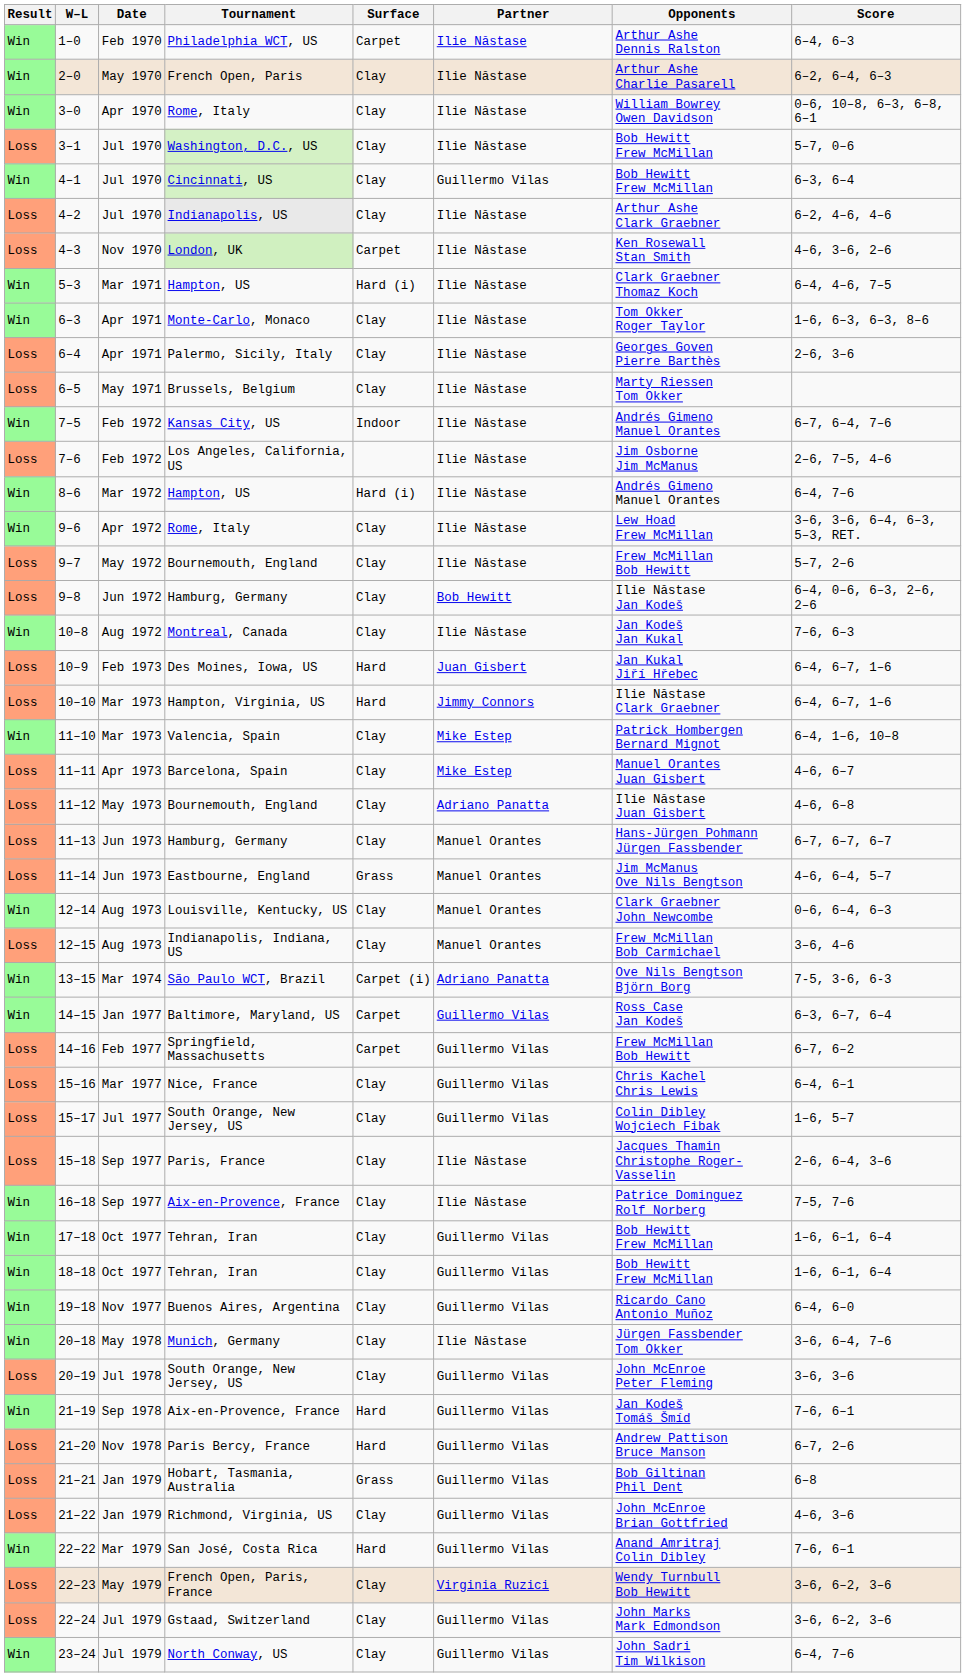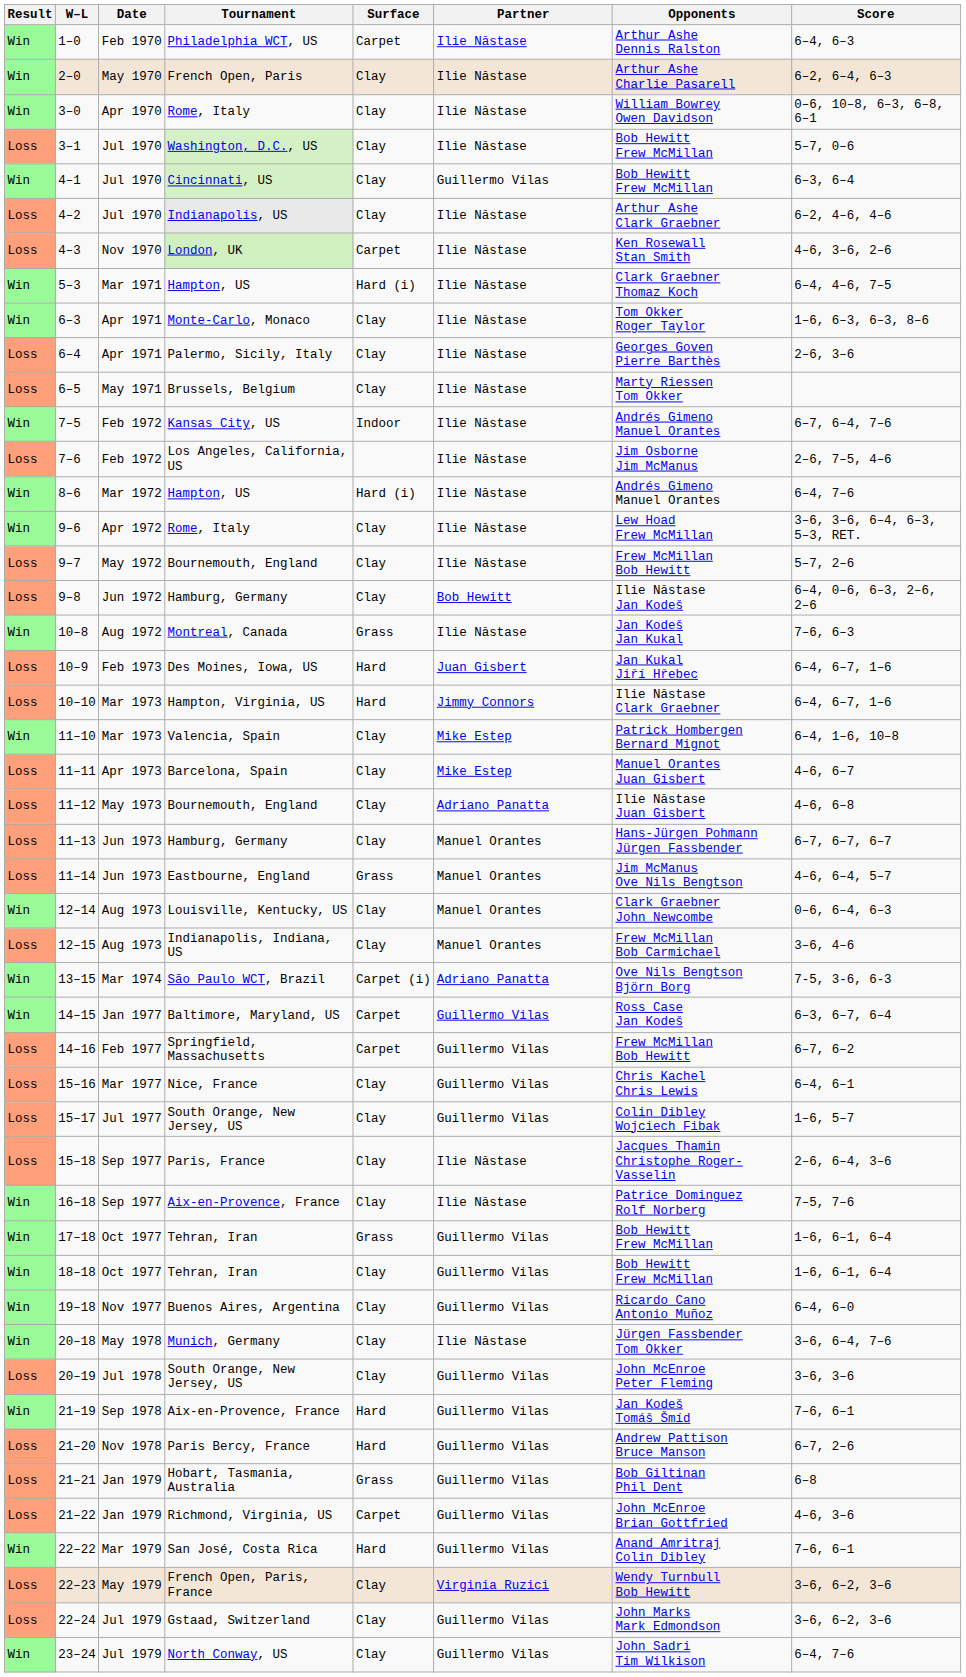(371, 633) Clay -> (375, 633) Grass
(371, 1238) Clay -> (375, 1238) Grass
(371, 1516) Clay -> (378, 1516) Carpet
